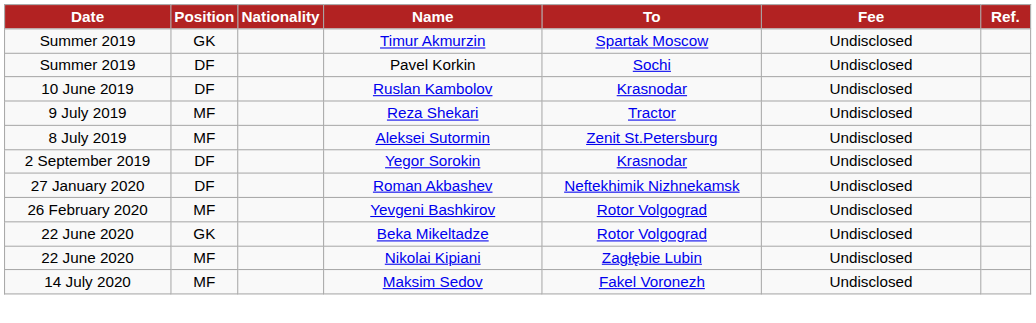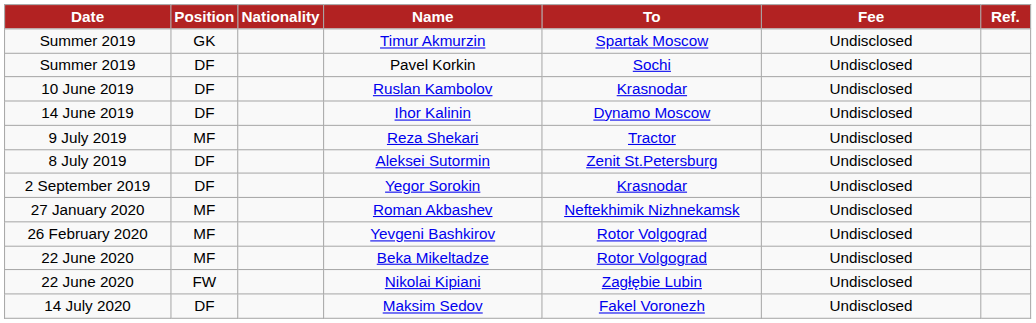+ row: (433, 113)
(204, 138) MF -> (204, 162) DF
(204, 186) DF -> (204, 210) MF
(204, 234) GK -> (204, 258) MF
(204, 258) MF -> (204, 282) FW
(204, 282) MF -> (204, 306) DF
